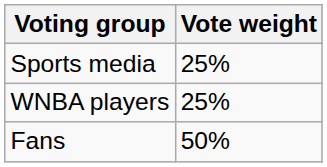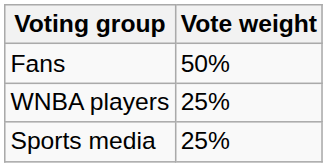rows swapped: (38, 141) <-> (83, 63)
